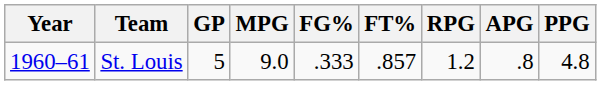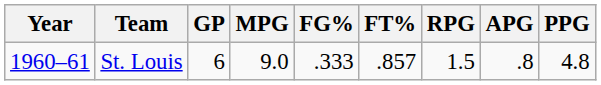(219, 61) 5 -> (219, 61) 6
(461, 61) 1.2 -> (461, 61) 1.5
